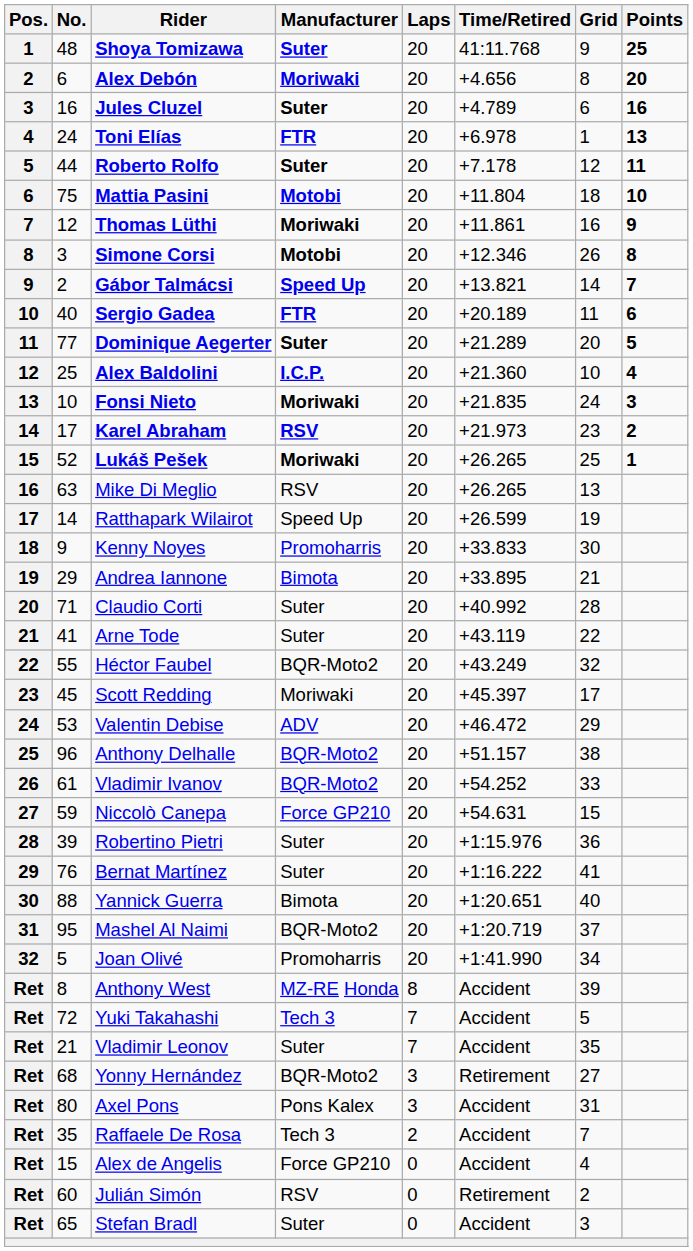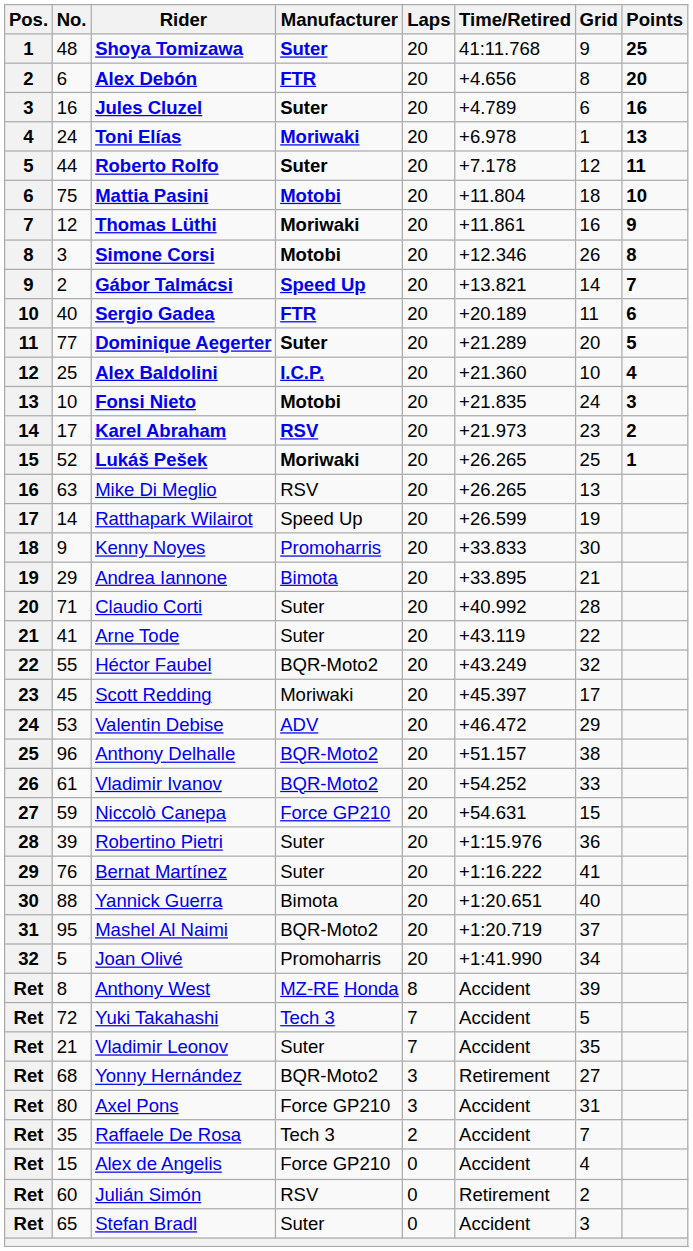(320, 78) Moriwaki -> (298, 78) FTR
(298, 137) FTR -> (320, 137) Moriwaki
(320, 401) Moriwaki -> (311, 401) Motobi
(327, 1106) Pons Kalex -> (335, 1106) Force GP210
